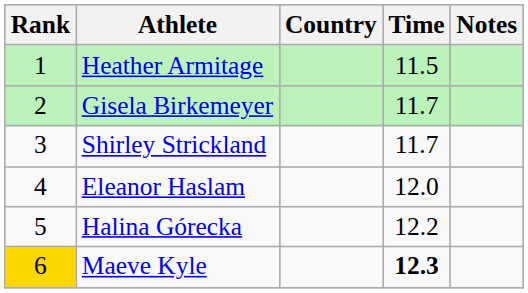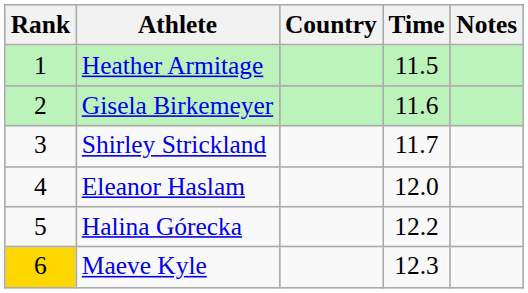(417, 105) 11.7 -> (417, 105) 11.6
(417, 266) bold -> (417, 266) normal
